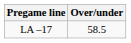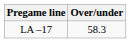(97, 29) 58.5 -> (97, 29) 58.3
